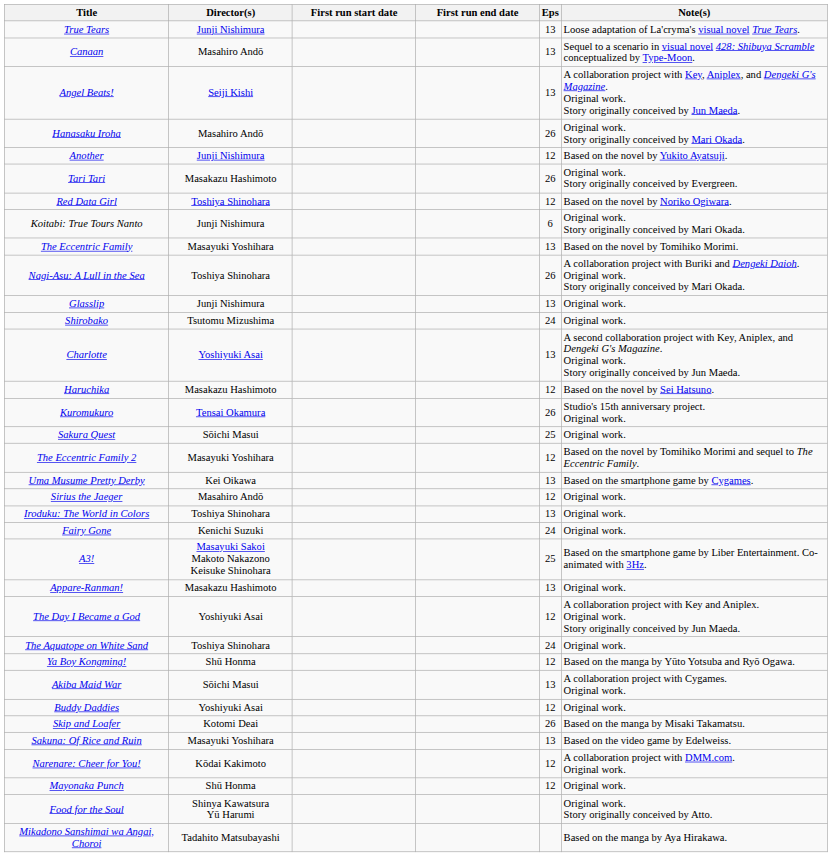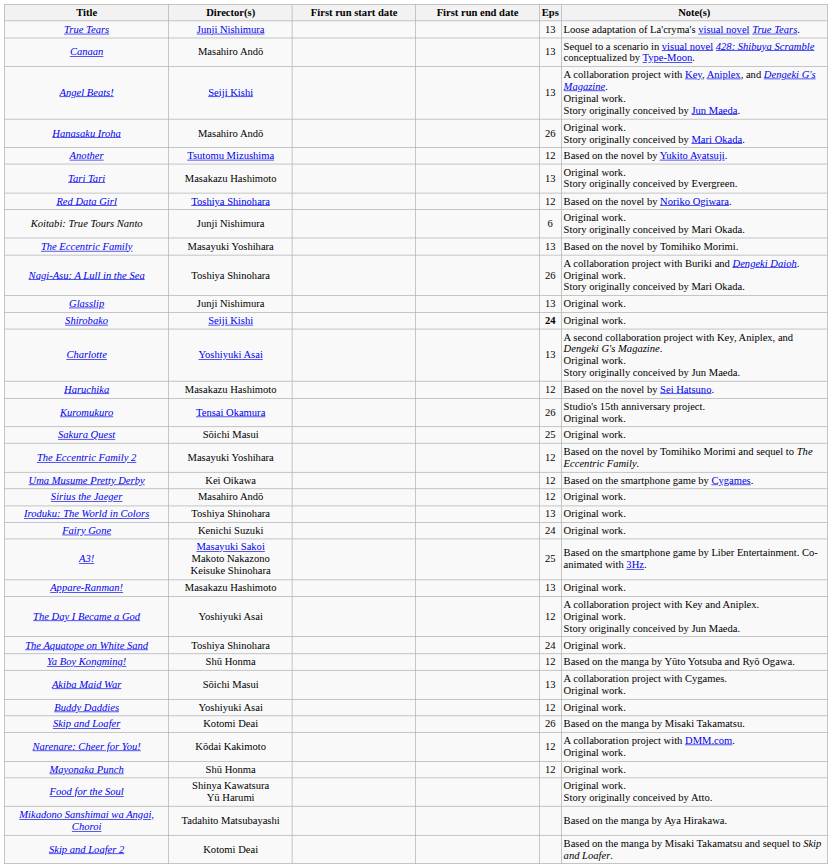(231, 156) Junji Nishimura -> (231, 156) Tsutomu Mizushima
(550, 178) 26 -> (550, 178) 13
(231, 320) Tsutomu Mizushima -> (231, 320) Seiji Kishi
(550, 320) normal -> (550, 320) bold
(550, 480) 13 -> (550, 480) 12
- row: (87, 741)
+ row: (87, 849)
